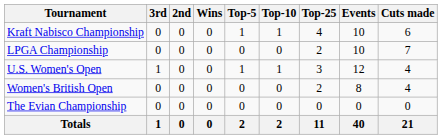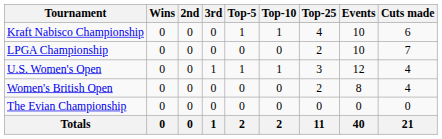columns swapped: (209, 13) <-> (158, 13)
